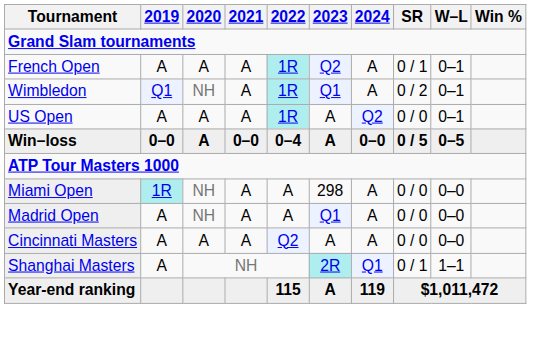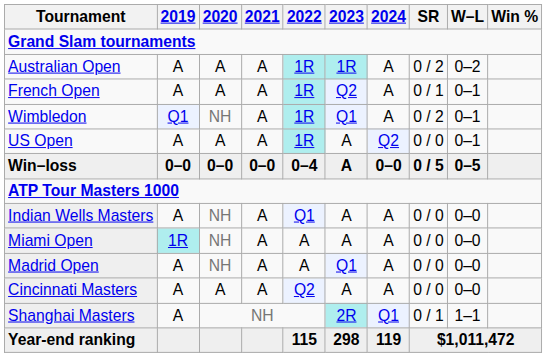+ row: (64, 66)
(204, 141) A -> (220, 166) 0–0
+ row: (81, 215)
(330, 191) 298 -> (346, 240) A
(330, 290) A -> (346, 340) 298
